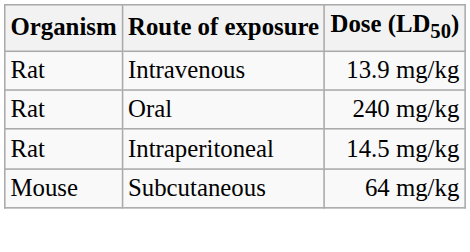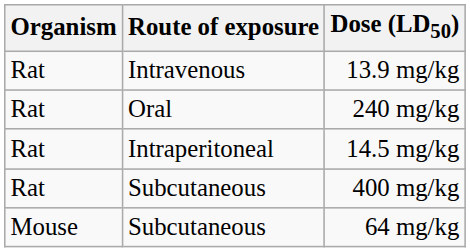+ row: (406, 187)
